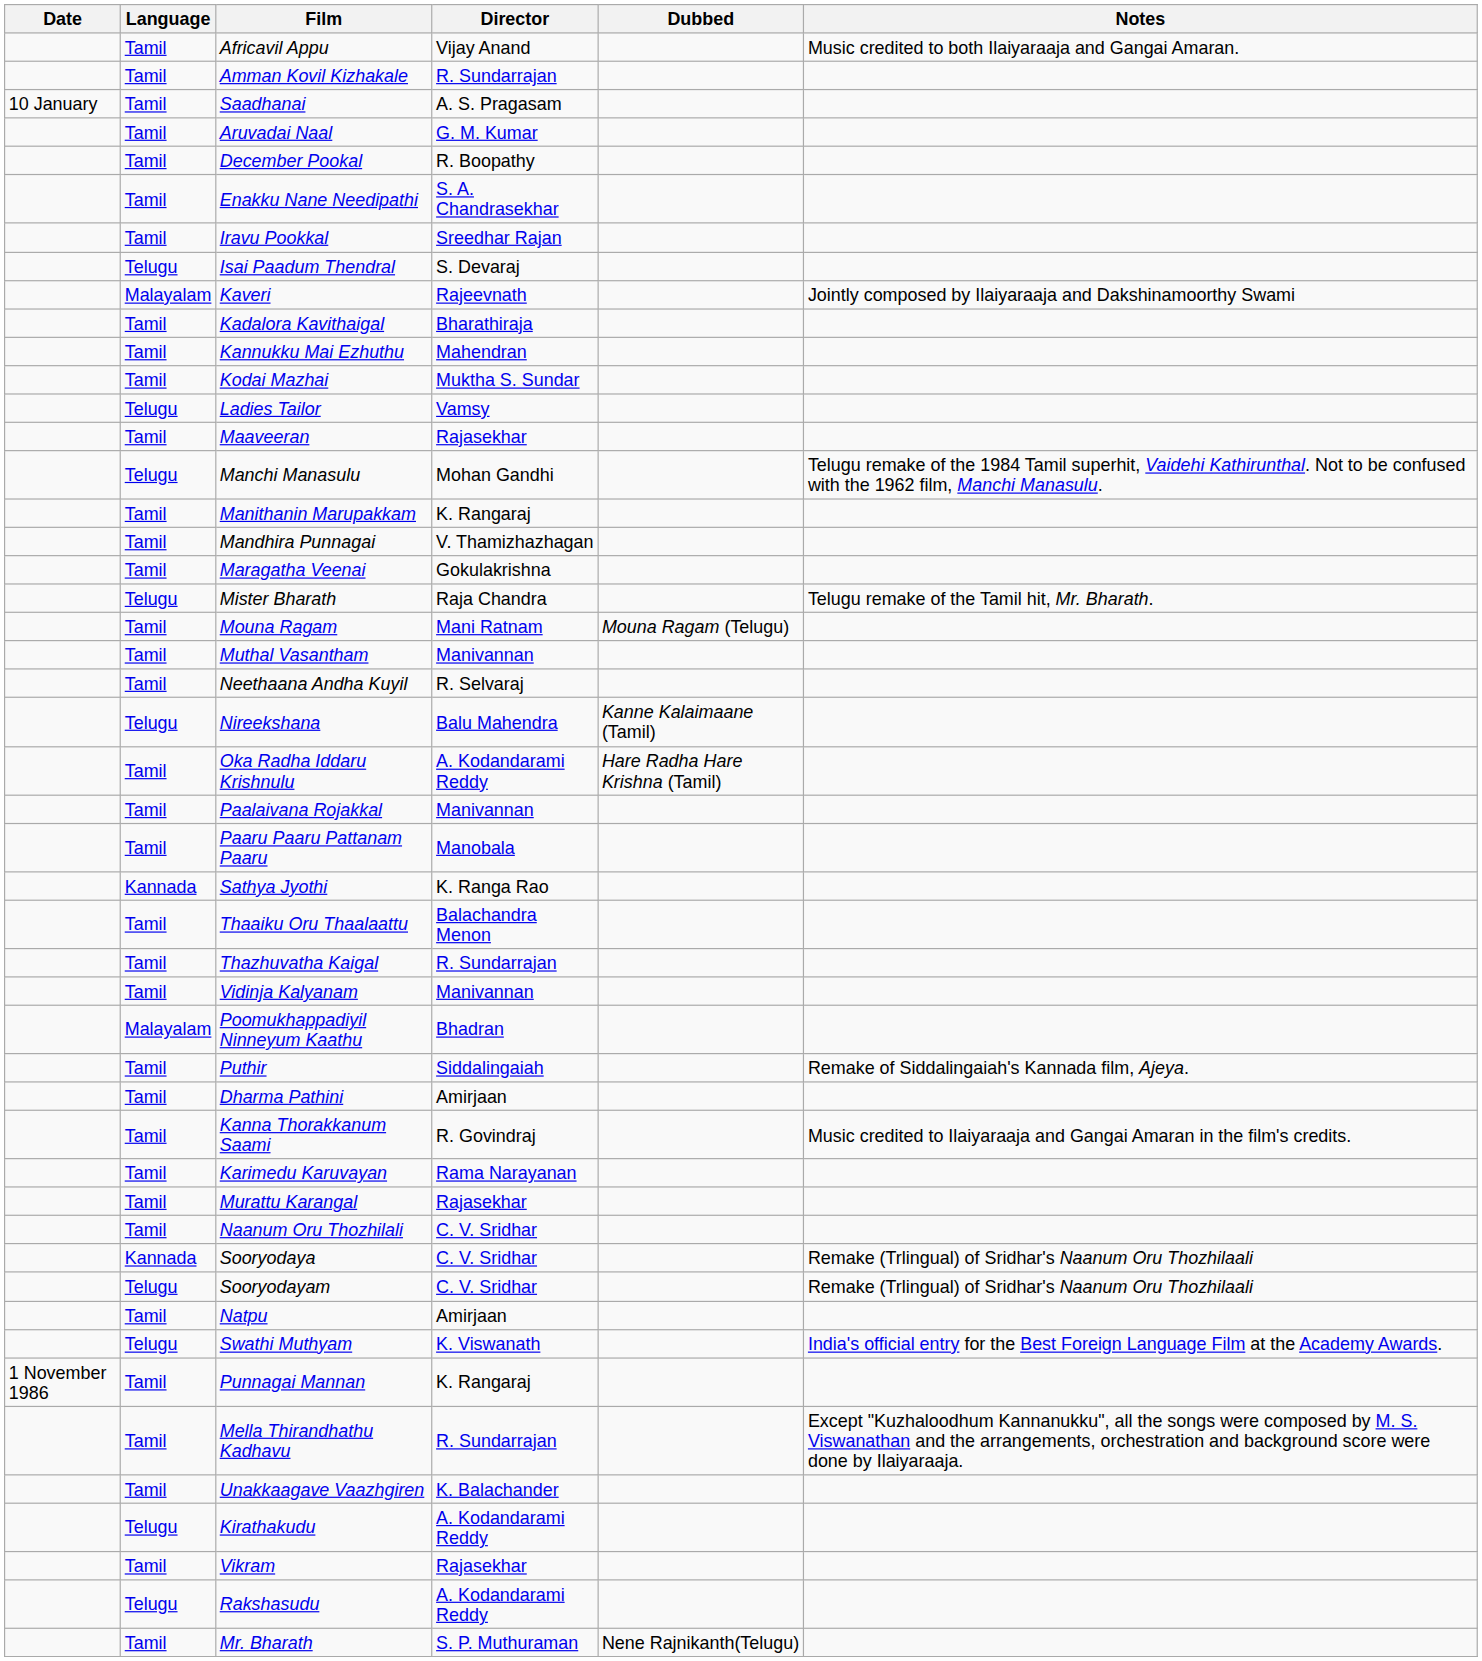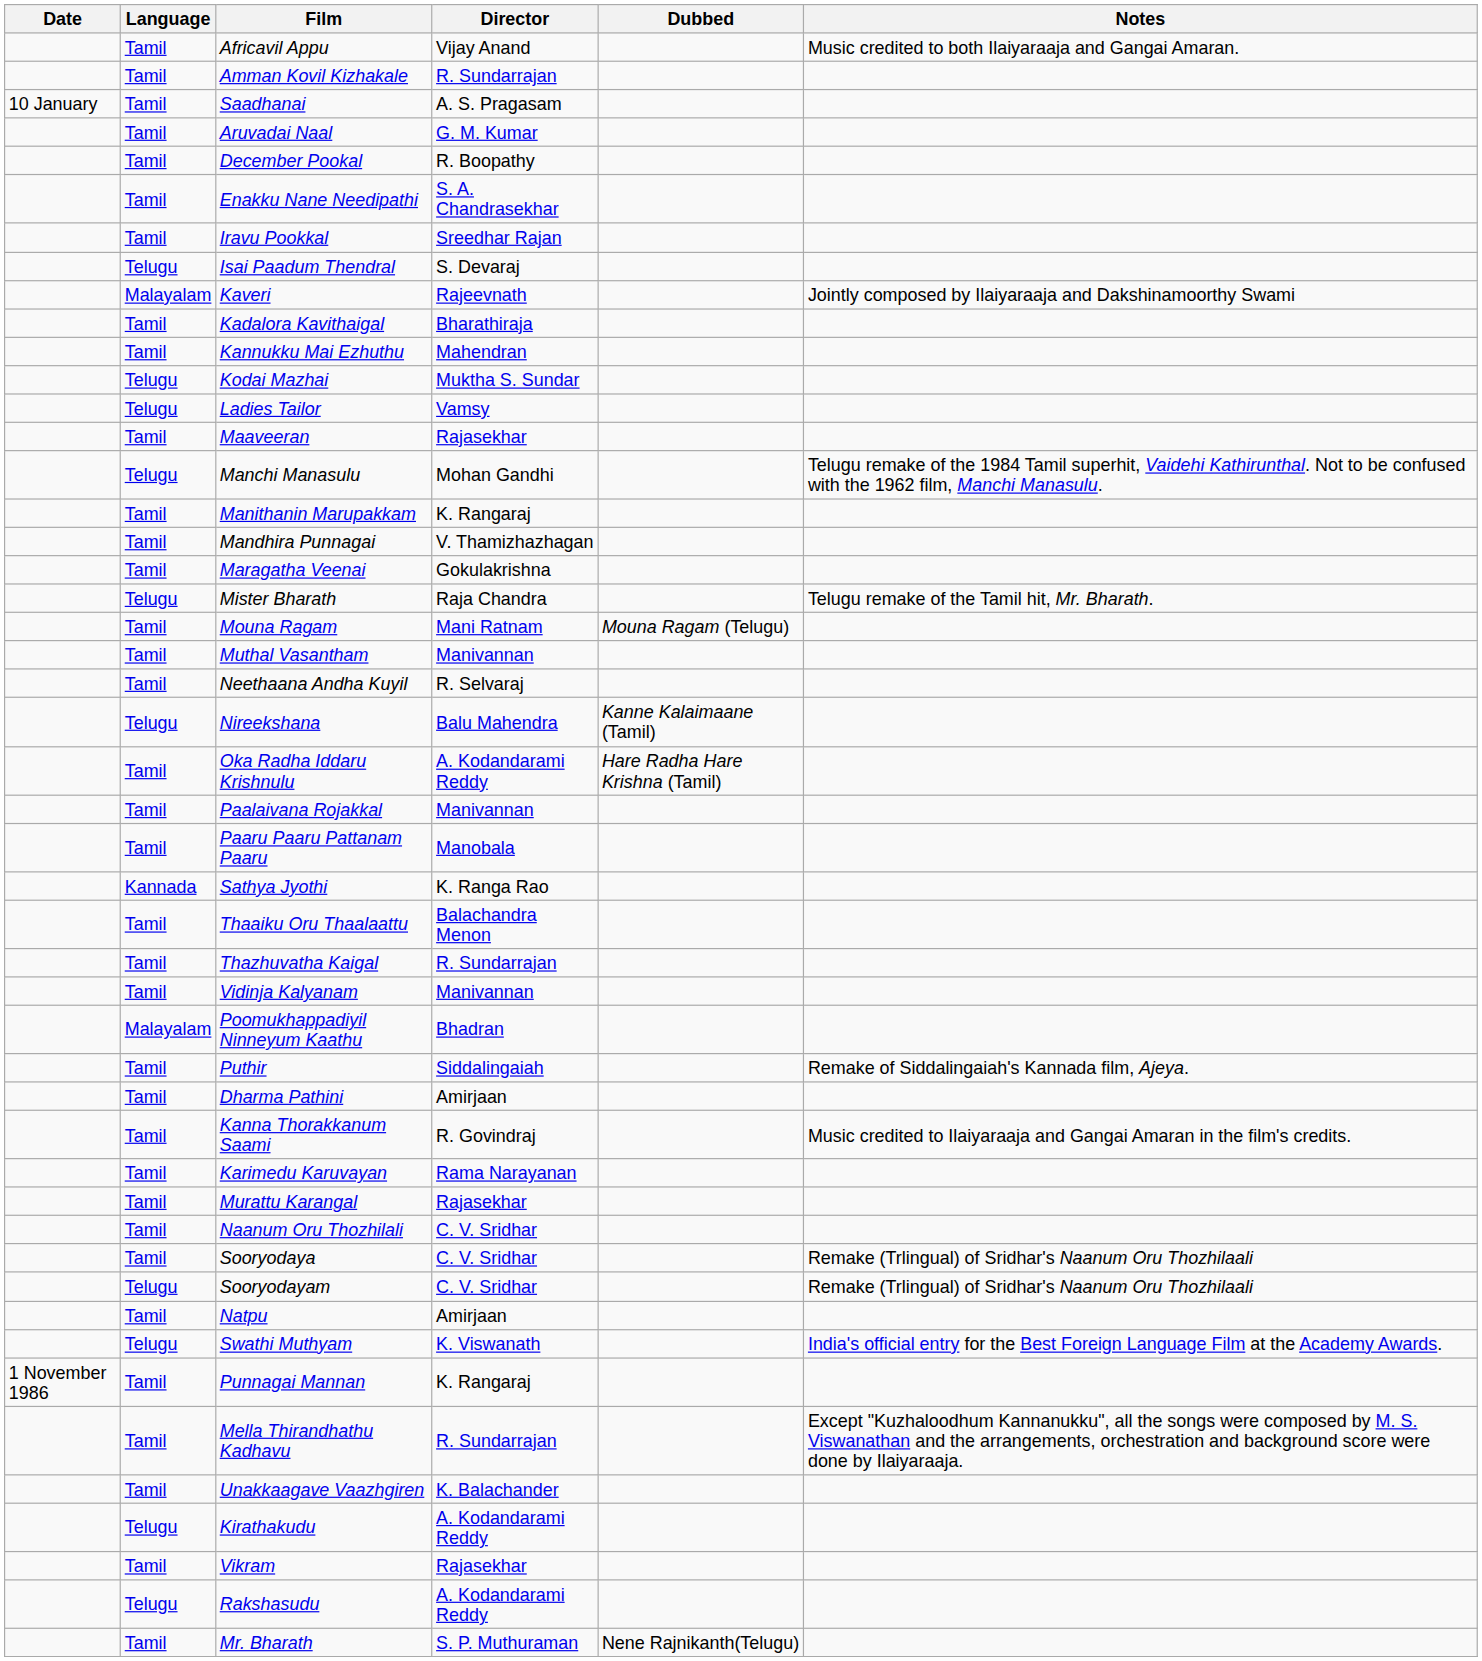(146, 380) Tamil -> (151, 380) Telugu
(161, 1258) Kannada -> (146, 1258) Tamil
